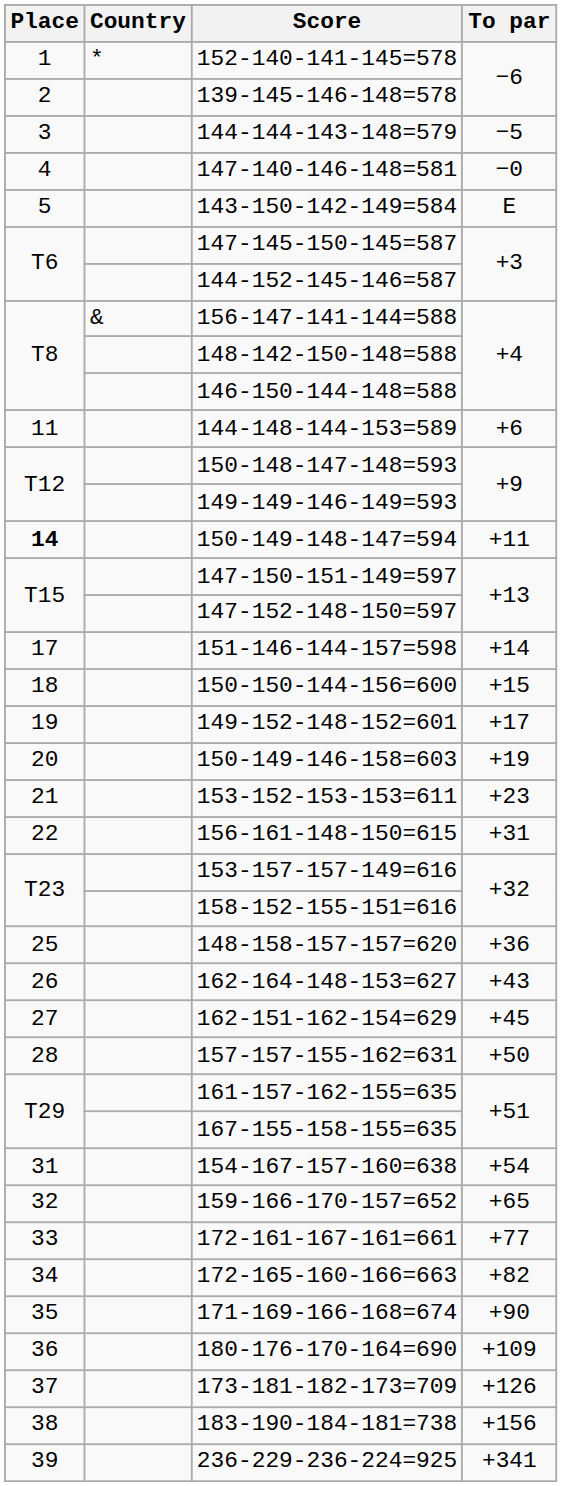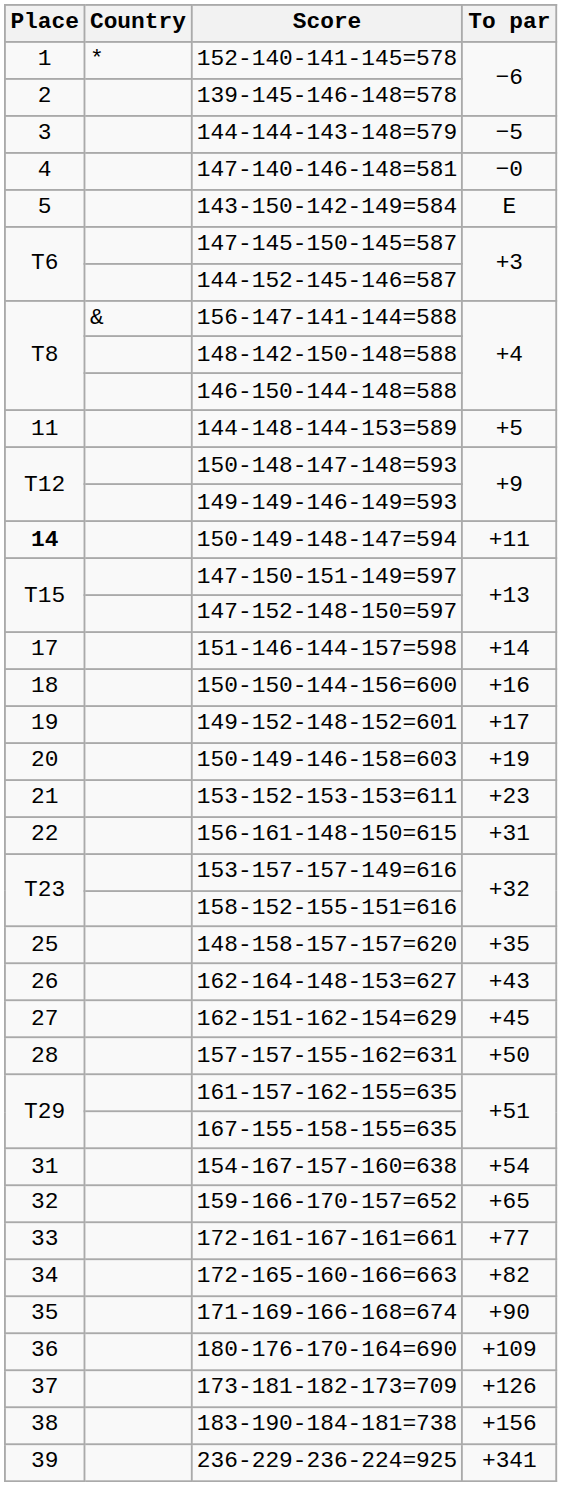(509, 429) +6 -> (509, 429) +5
(509, 688) +15 -> (509, 688) +16
(509, 946) +36 -> (509, 946) +35
